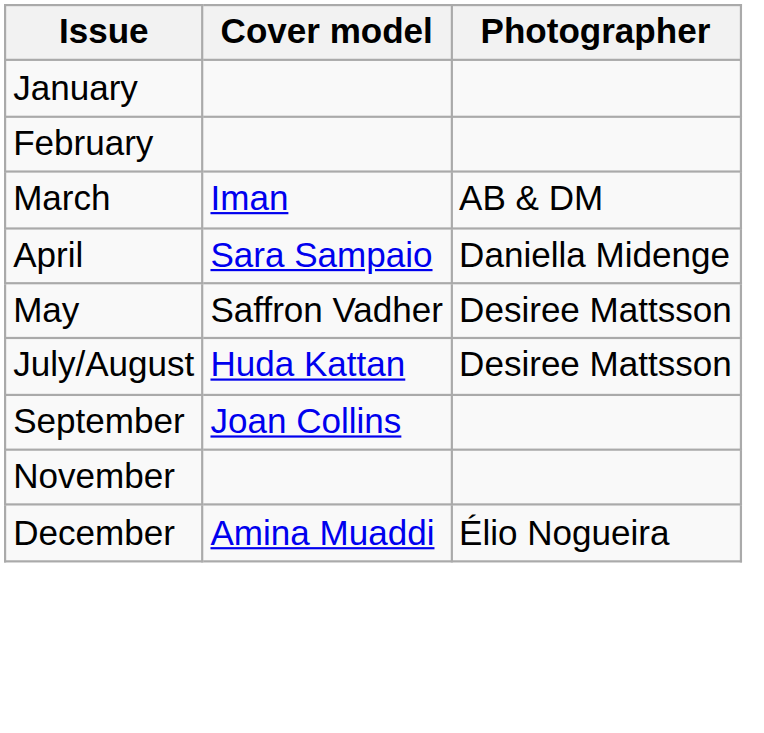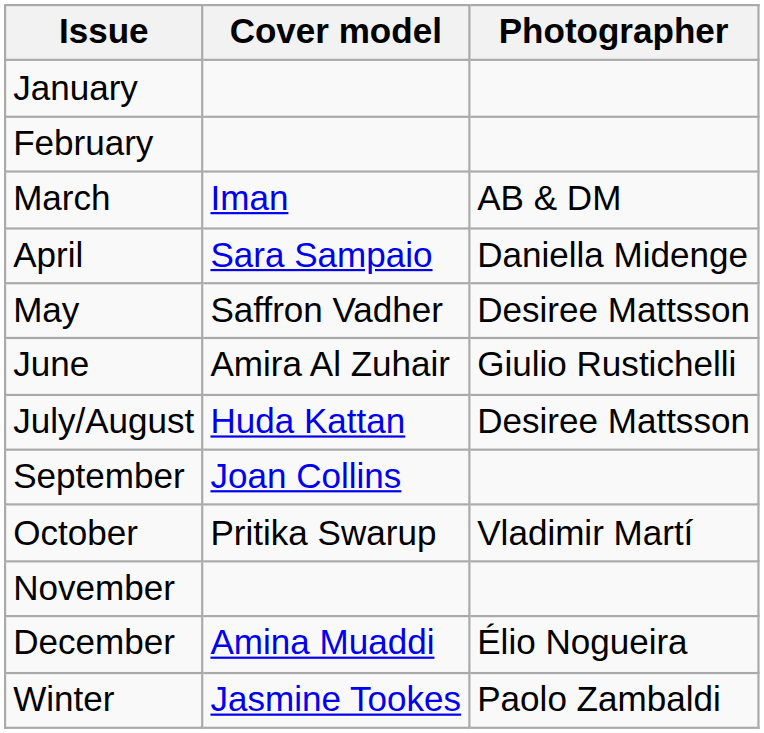+ row: (51, 365)
+ row: (76, 532)
+ row: (64, 699)
